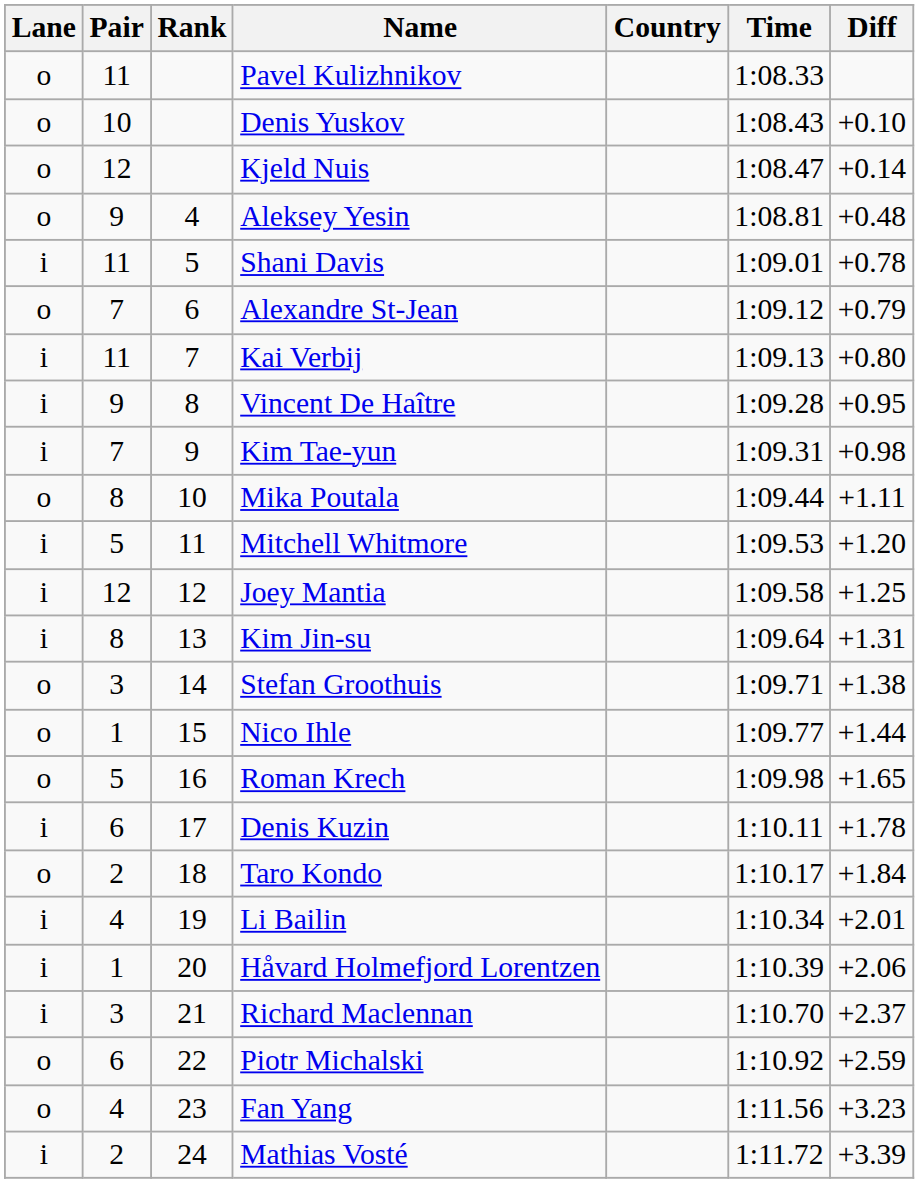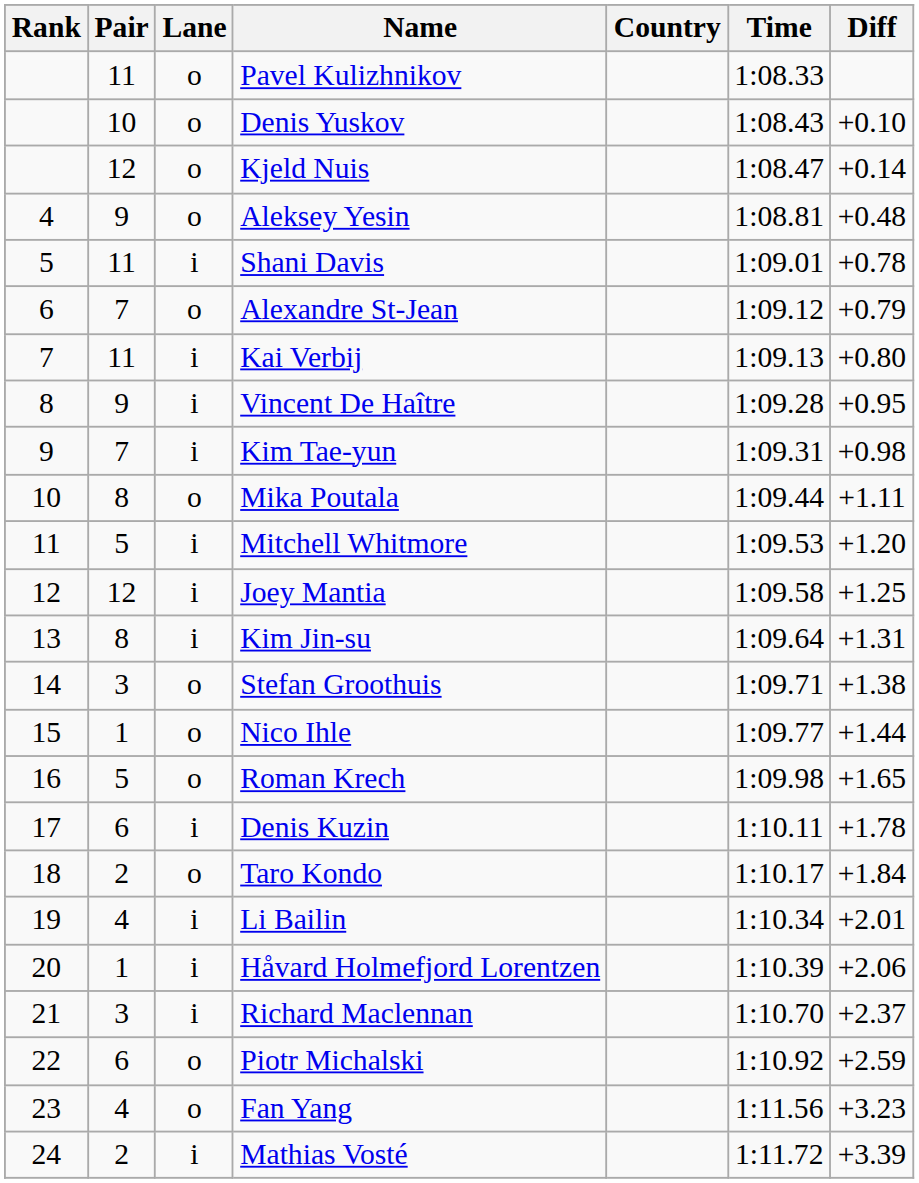columns swapped: (192, 27) <-> (44, 27)
